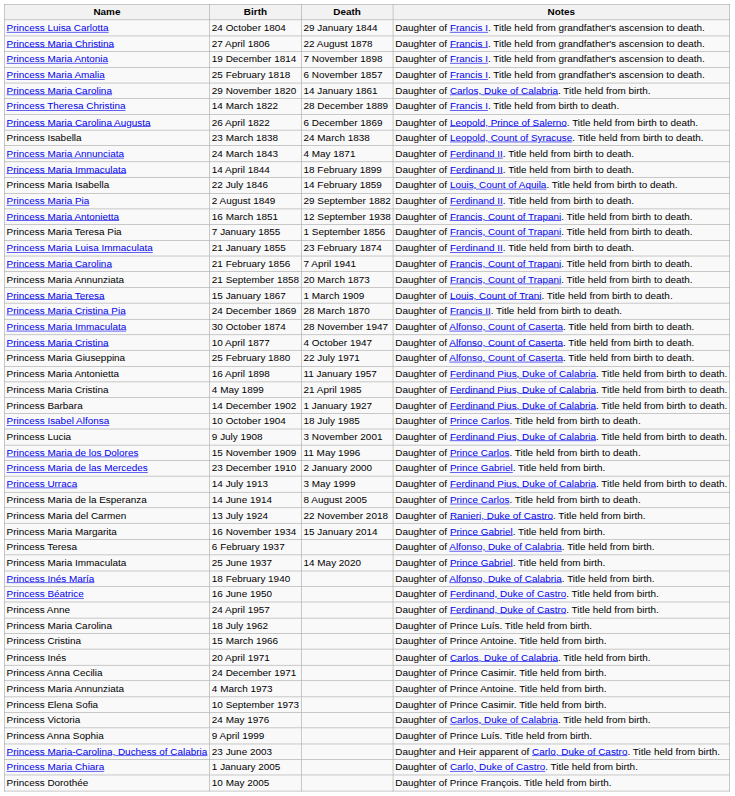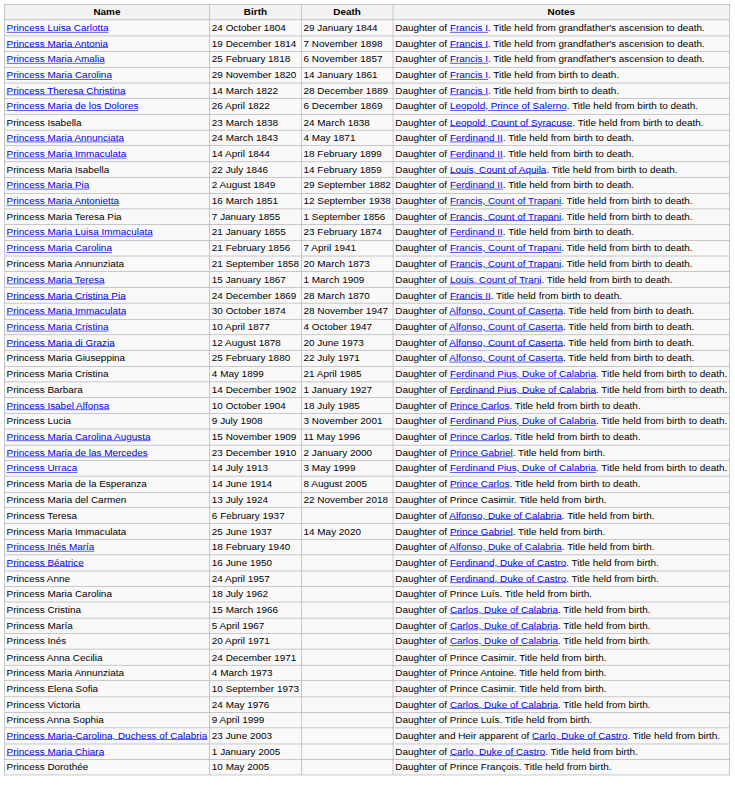- row: (241, 43)
(523, 91) Daughter of Carlos, Duke of Calabria. Title held from birth. -> (507, 75) Daughter of Francis I. Title held from birth to death.
(79, 122) Princess Maria Carolina Augusta -> (72, 106) Princess Maria de los Dolores
+ row: (246, 342)
- row: (241, 374)
(72, 452) Princess Maria de los Dolores -> (79, 437) Princess Maria Carolina Augusta
(520, 515) Daughter of Ranieri, Duke of Castro. Title held from birth. -> (501, 500) Daughter of Prince Casimir. Title held from birth.
- row: (254, 531)
(501, 641) Daughter of Prince Antoine. Title held from birth. -> (523, 610) Daughter of Carlos, Duke of Calabria. Title held from birth.
+ row: (238, 625)
